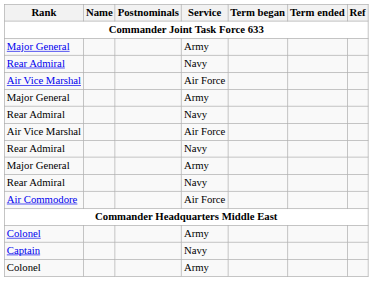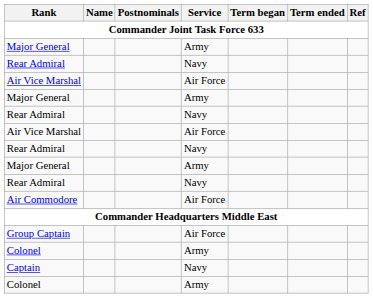+ row: (39, 234)
